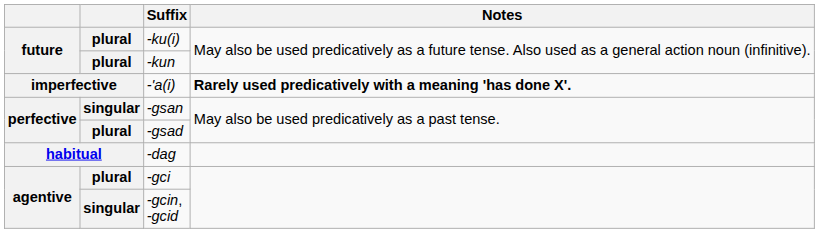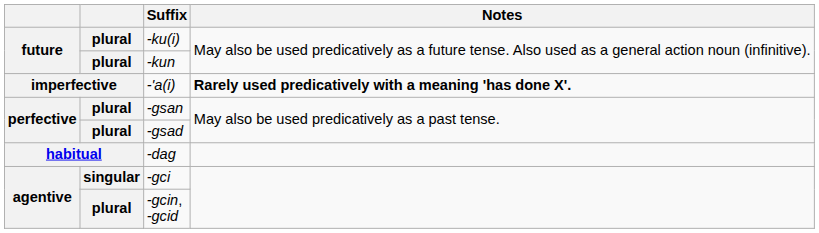(112, 108) singular -> (112, 108) plural
(112, 177) plural -> (112, 177) singular
(112, 208) singular -> (112, 208) plural
